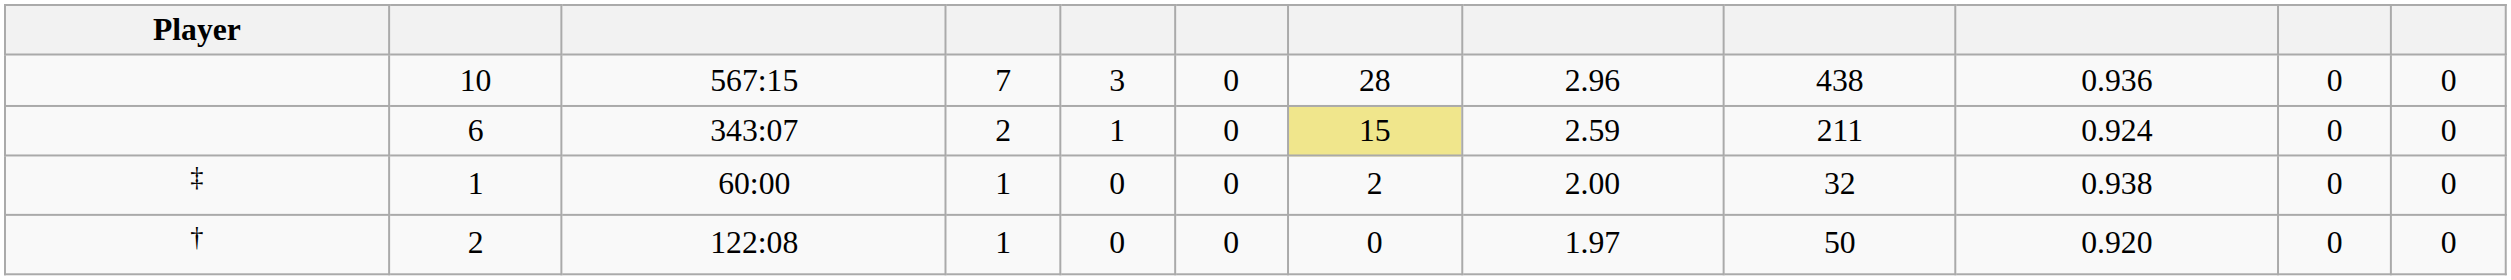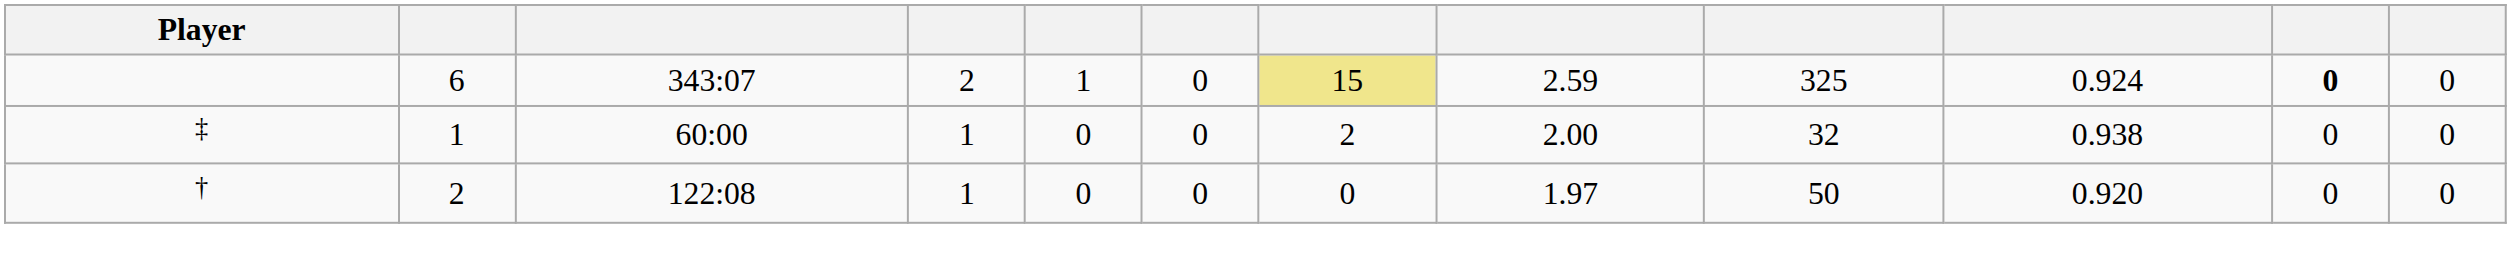- row: (476, 79)
(1840, 130) 211 -> (1824, 79) 325
(2335, 130) normal -> (2330, 79) bold
